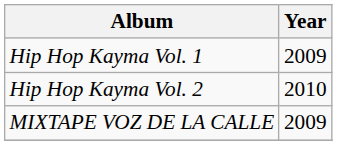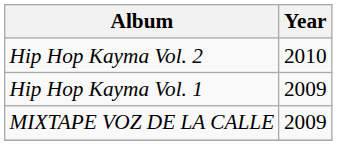rows swapped: (106, 55) <-> (106, 88)
